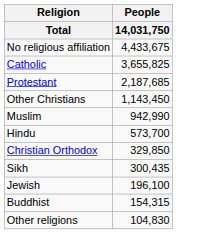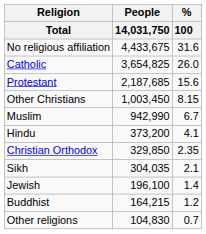+ column: (187, 30)
(145, 64) 3,655,825 -> (145, 64) 3,654,825
(145, 99) 1,143,450 -> (145, 99) 1,003,450
(150, 133) 573,700 -> (150, 133) 373,200
(150, 168) 300,435 -> (150, 168) 304,035
(150, 202) 154,315 -> (150, 202) 164,215
